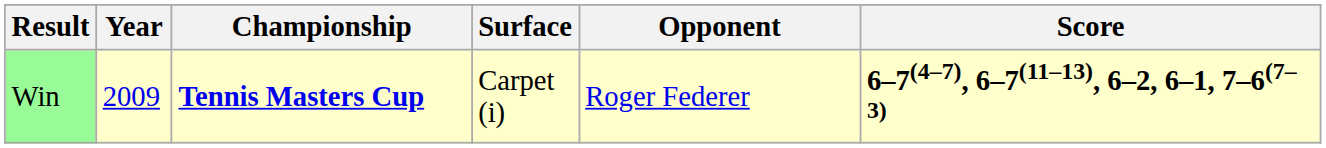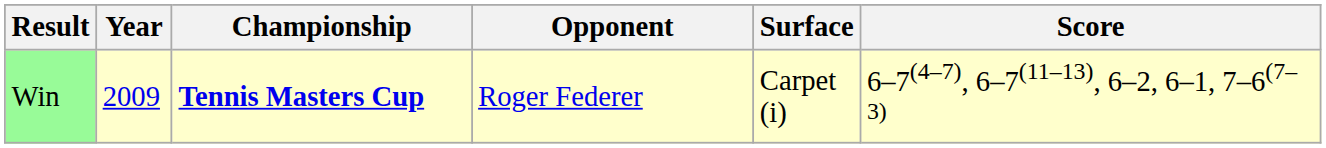columns swapped: (525, 27) <-> (719, 27)
(1082, 96) bold -> (1082, 90) normal
